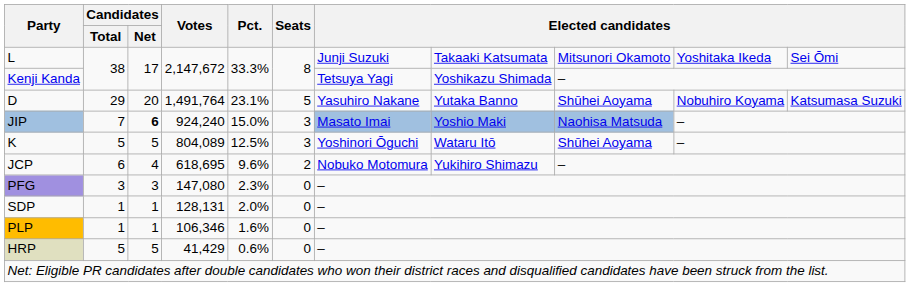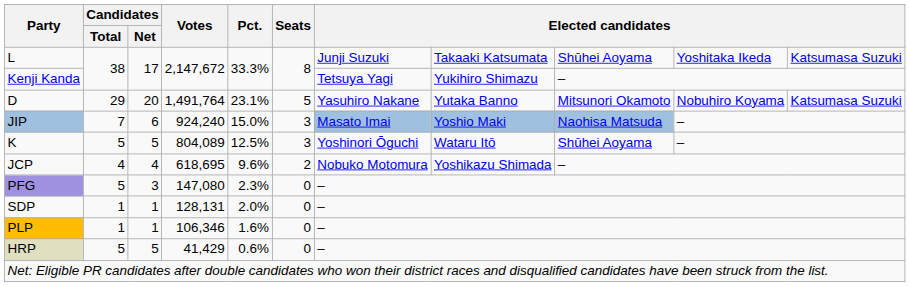(614, 57) Mitsunori Okamoto -> (605, 57) Shūhei Aoyama
(814, 57) Sei Ōmi -> (846, 57) Katsumasa Suzuki
(493, 79) Yoshikazu Shimada -> (486, 79) Yukihiro Shimazu
(605, 100) Shūhei Aoyama -> (614, 100) Mitsunori Okamoto
(155, 121) bold -> (155, 121) normal
(121, 164) 6 -> (121, 164) 4
(486, 164) Yukihiro Shimazu -> (493, 164) Yoshikazu Shimada
(121, 185) 3 -> (121, 185) 5
